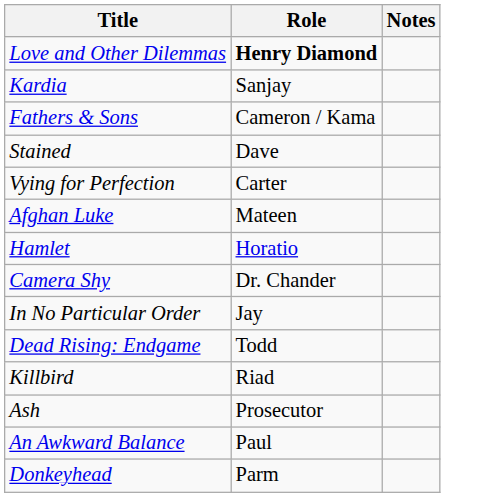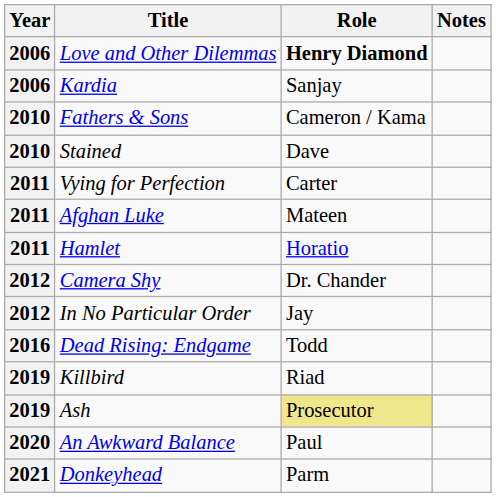+ column: (30, 20)
(279, 410) no background -> (330, 410) khaki background
